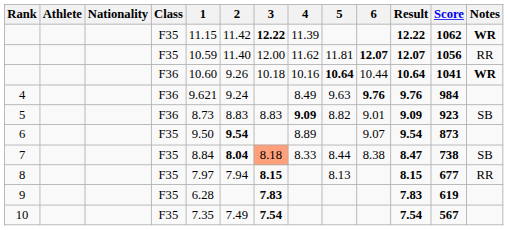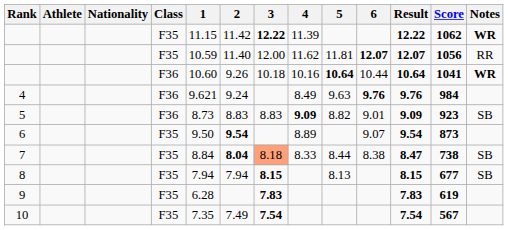(203, 174) 7.97 -> (203, 174) 7.94
(485, 174) RR -> (485, 174) SB
